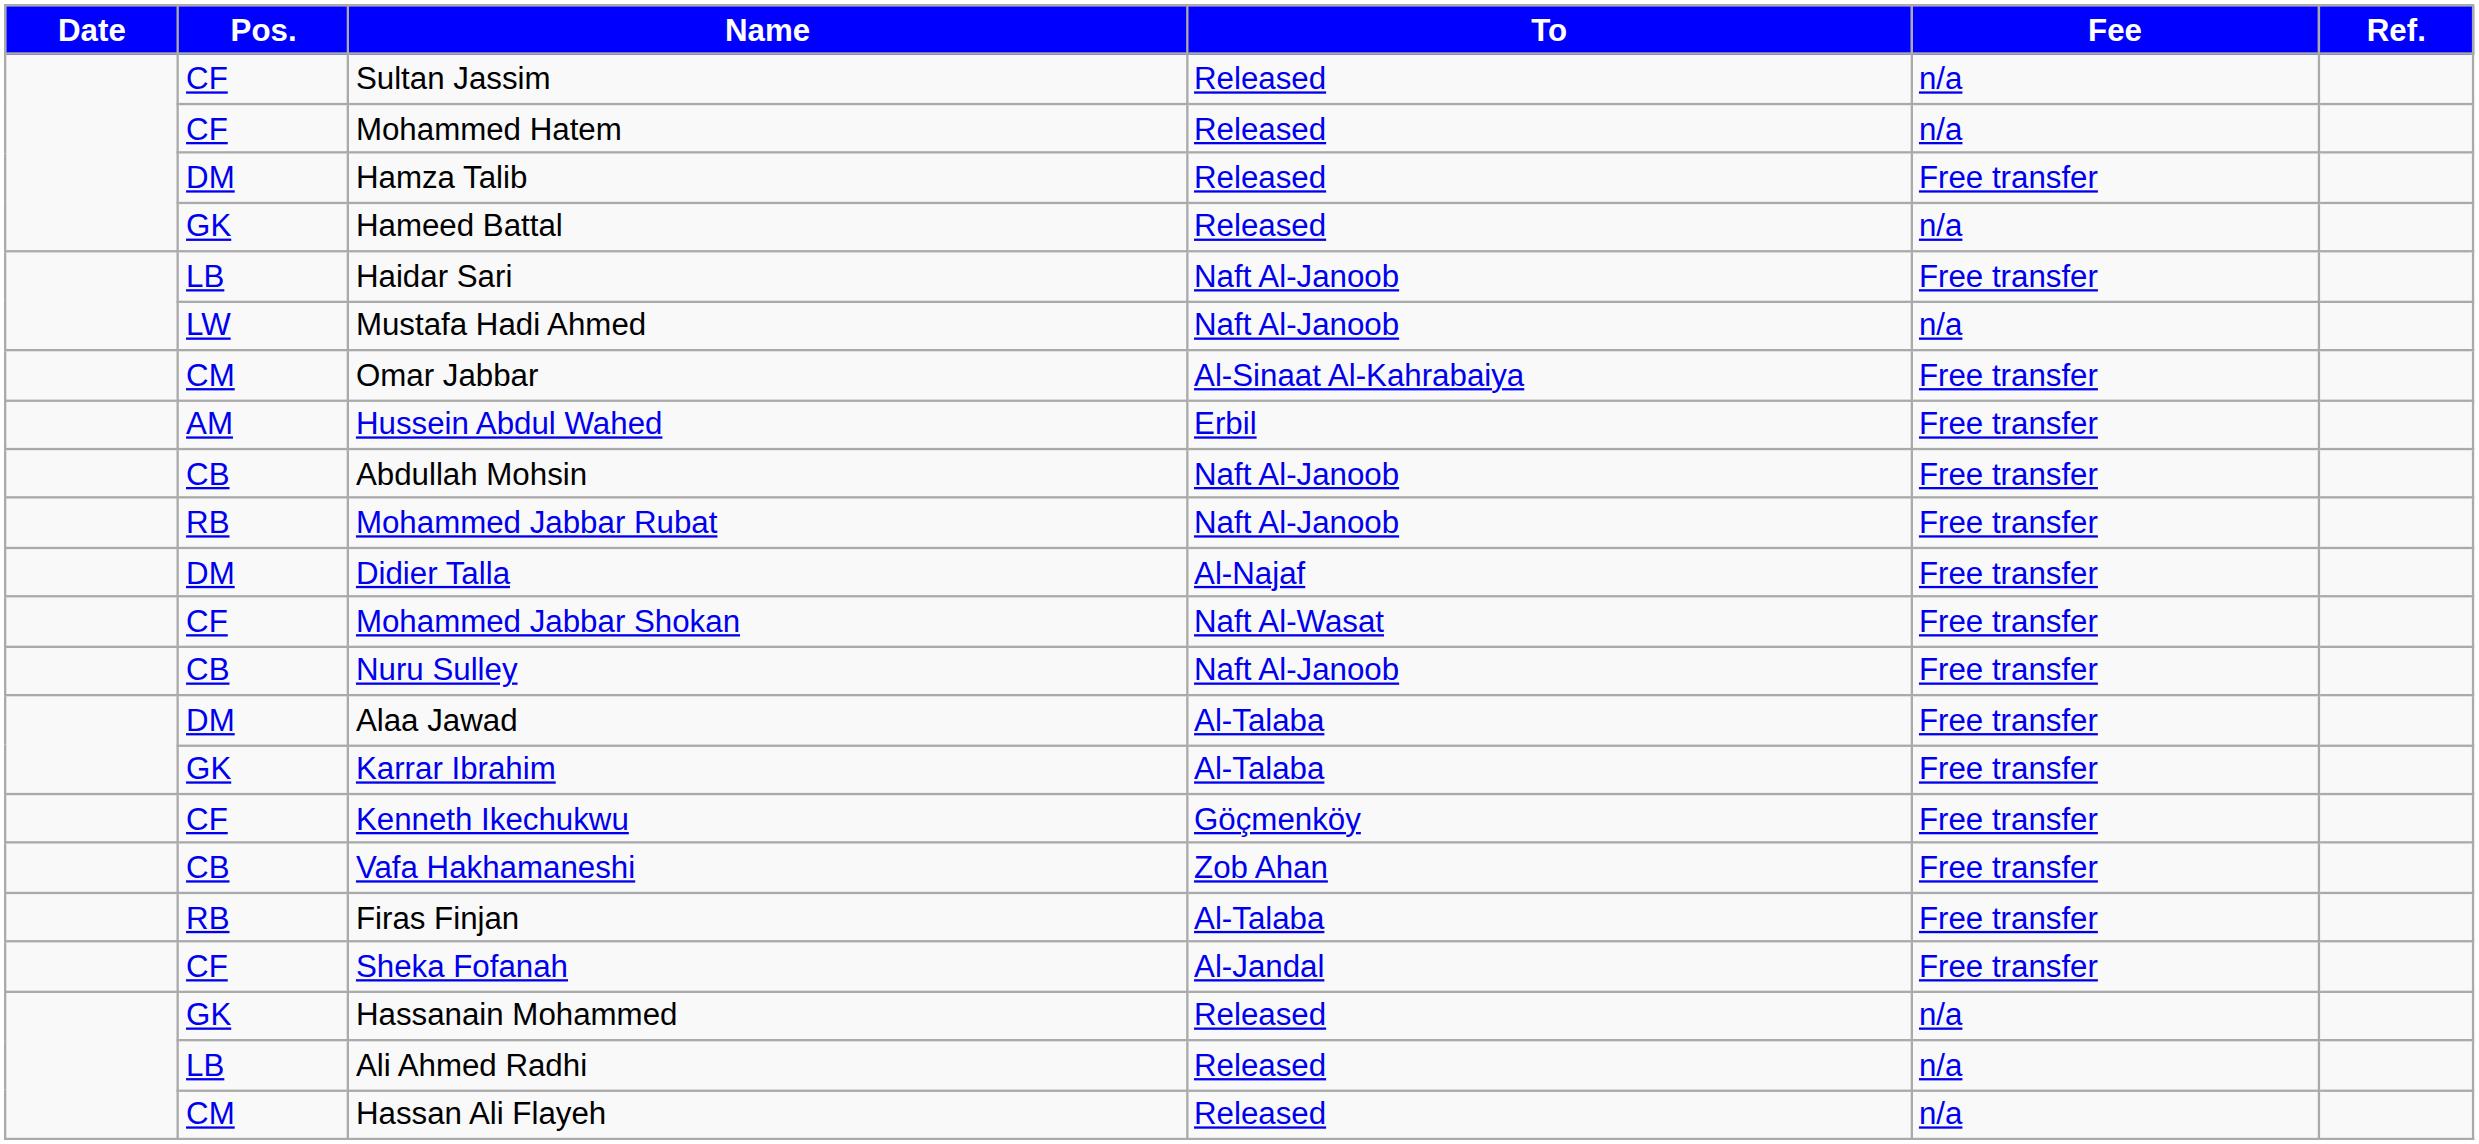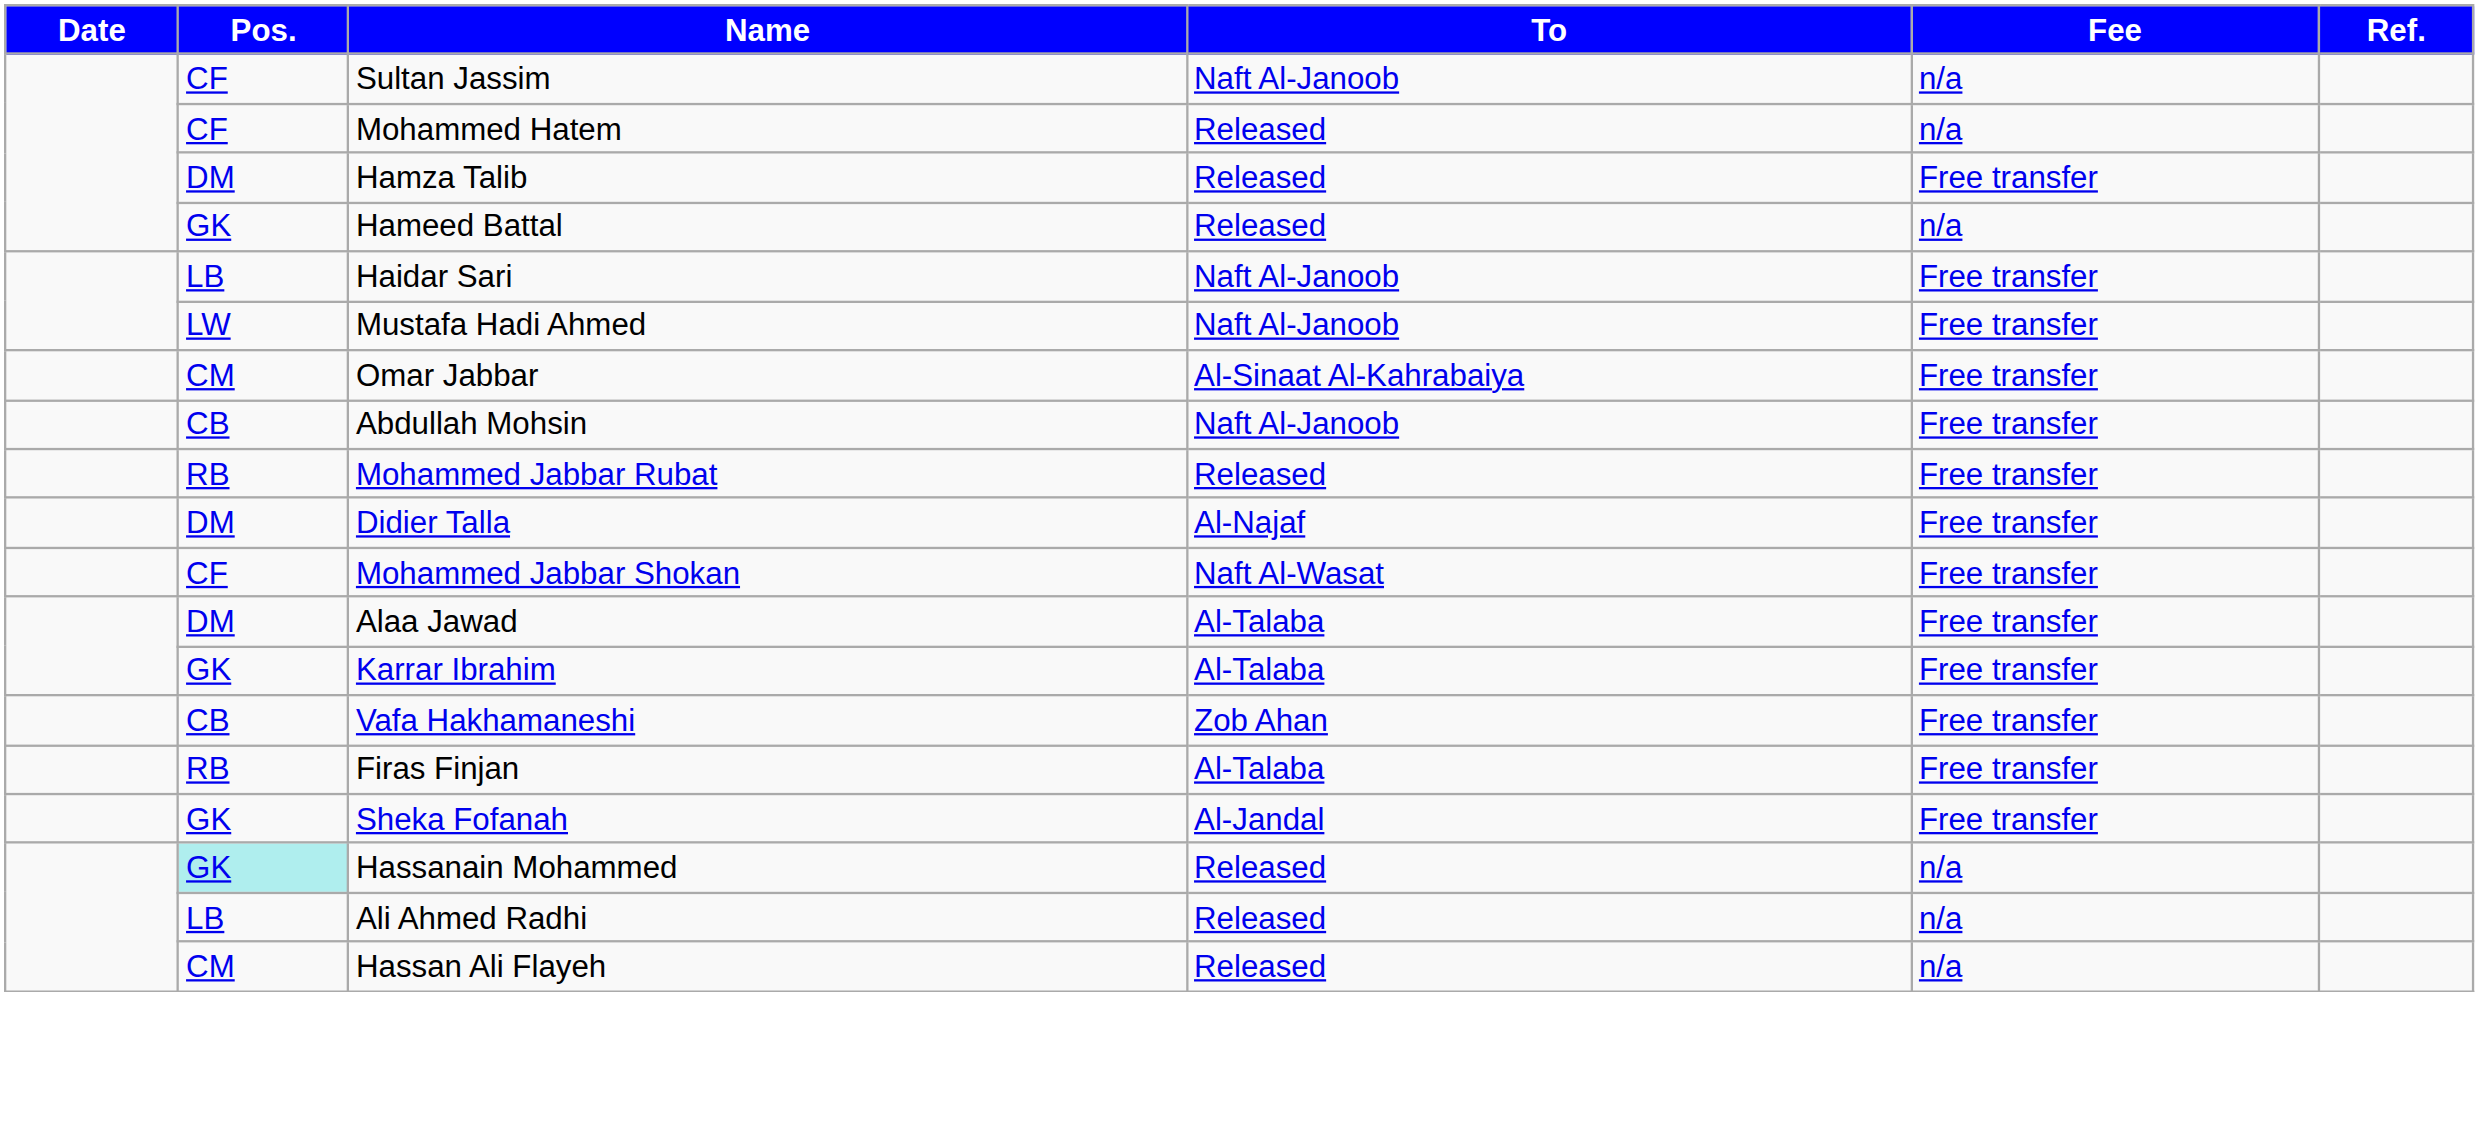(1260, 79) Released -> (1297, 79) Naft Al-Janoob
(1941, 325) n/a -> (2008, 325) Free transfer
- row: (509, 424)
(1297, 522) Naft Al-Janoob -> (1260, 473) Released
- row: (437, 670)
- row: (492, 818)
(207, 966) CF -> (209, 818) GK
(209, 1016) no background -> (209, 868) paleturquoise background
